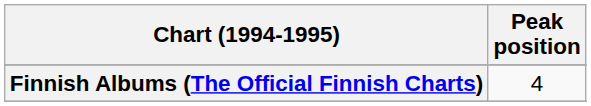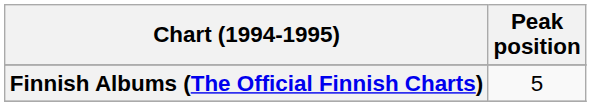(537, 82) 4 -> (537, 82) 5
